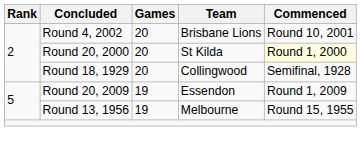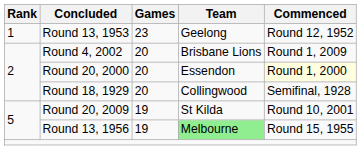+ row: (86, 33)
(310, 33) Round 10, 2001 -> (307, 52) Round 1, 2009
(202, 52) St Kilda -> (208, 71) Essendon
(208, 91) Essendon -> (202, 110) St Kilda
(307, 91) Round 1, 2009 -> (310, 110) Round 10, 2001
(210, 110) no background -> (210, 129) lightgreen background
